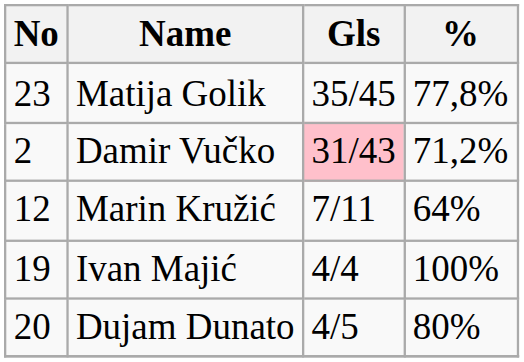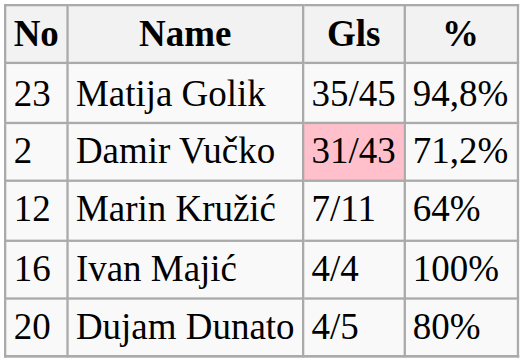(461, 92) 77,8% -> (461, 92) 94,8%
(32, 268) 19 -> (32, 268) 16
